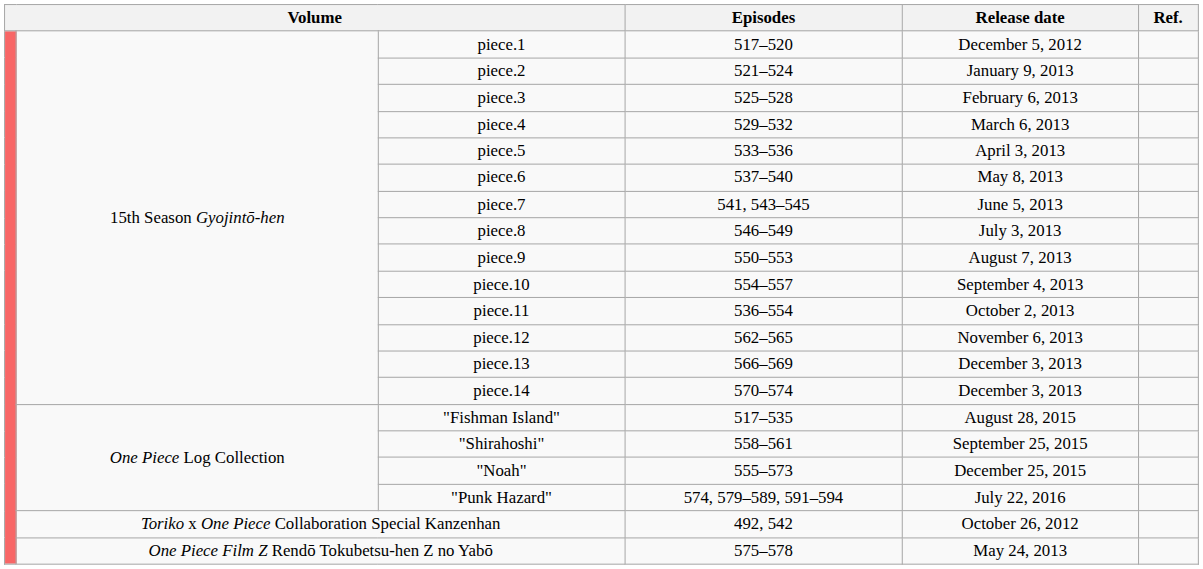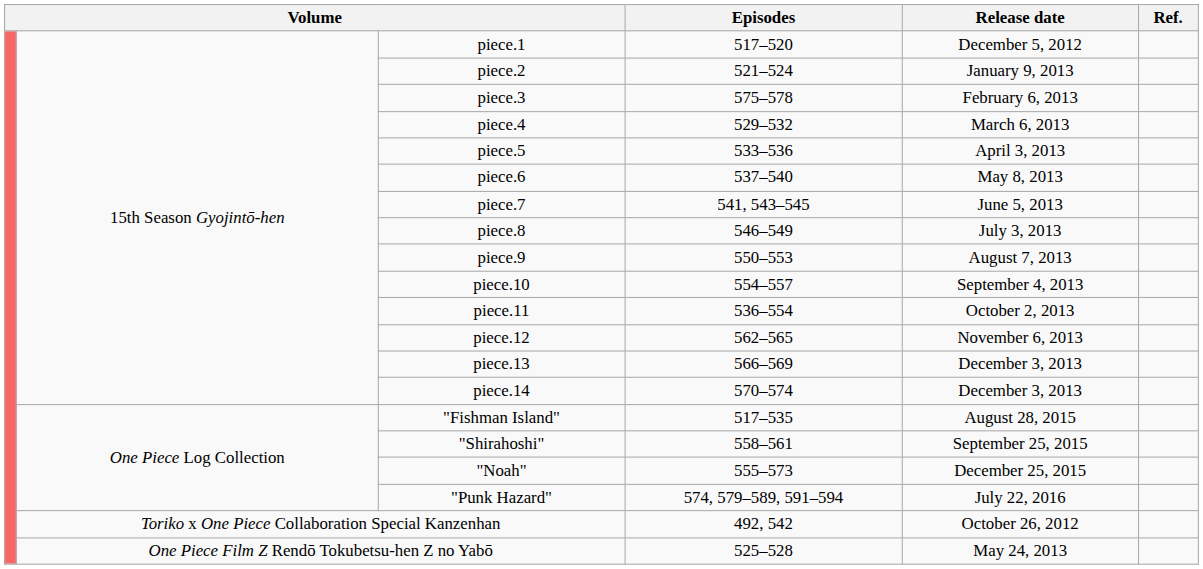(763, 97) 525–528 -> (763, 97) 575–578
(763, 550) 575–578 -> (763, 550) 525–528
